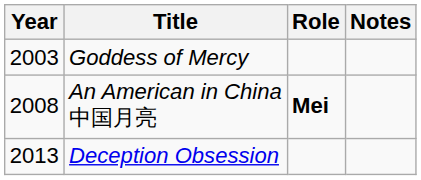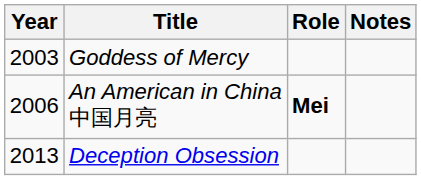(34, 106) 2008 -> (34, 106) 2006
